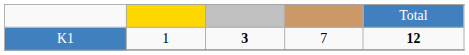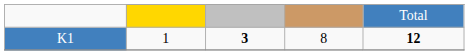(324, 38) 7 -> (324, 38) 8
